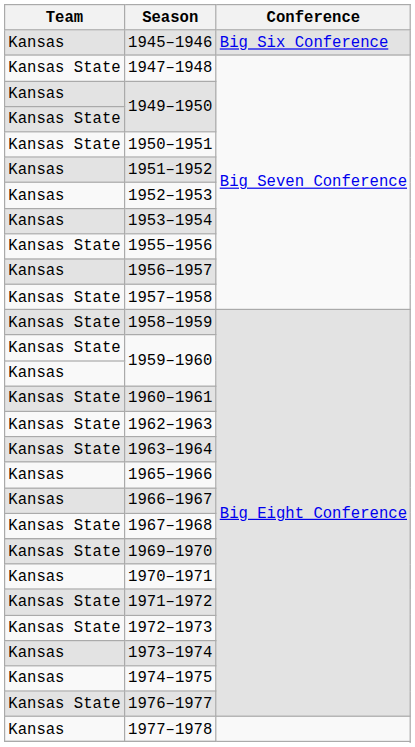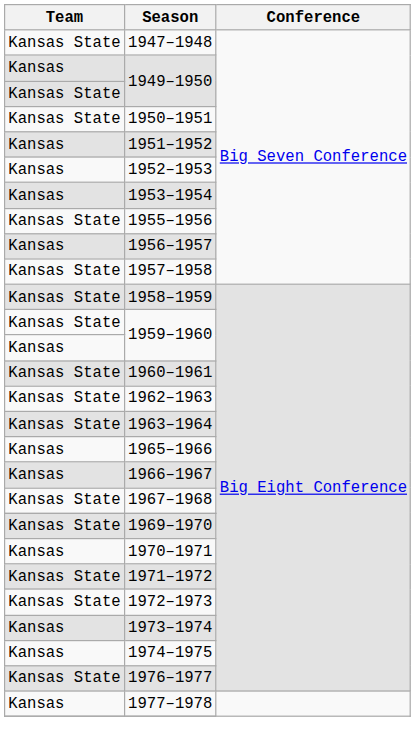- row: (36, 43)
